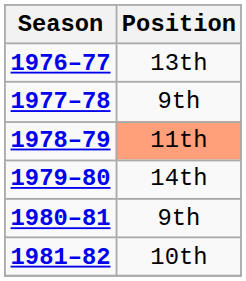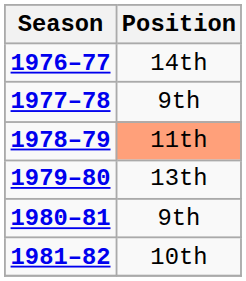(179, 63) 13th -> (179, 63) 14th
(179, 179) 14th -> (179, 179) 13th
